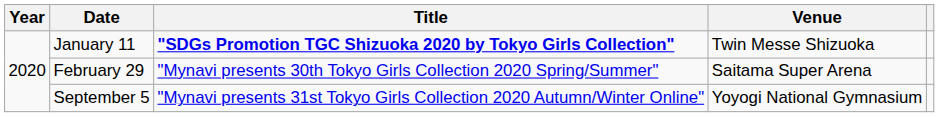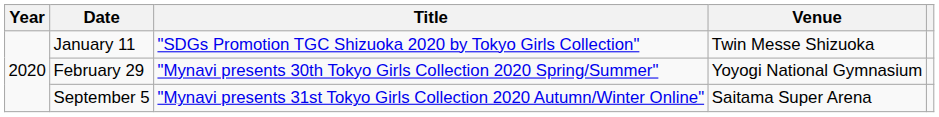(416, 44) bold -> (398, 44) normal
(792, 71) Saitama Super Arena -> (817, 71) Yoyogi National Gymnasium
(817, 97) Yoyogi National Gymnasium -> (792, 97) Saitama Super Arena
